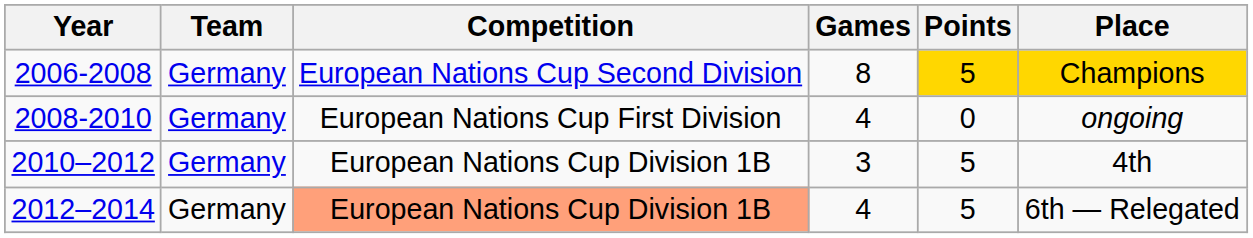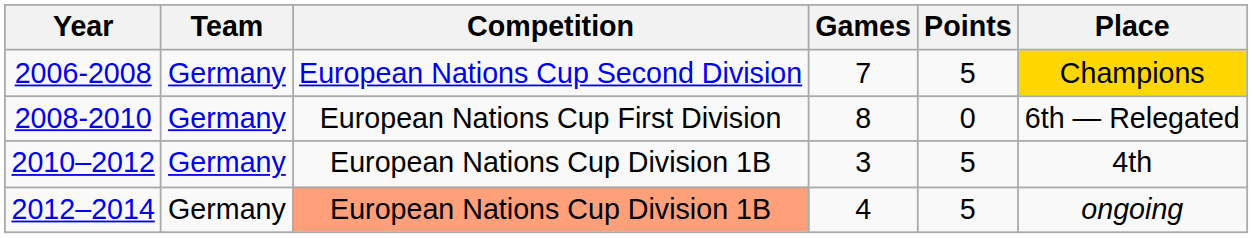(863, 72) 8 -> (863, 72) 7
(968, 72) gold background -> (968, 72) no background
(863, 118) 4 -> (863, 118) 8
(1132, 118) ongoing -> (1132, 118) 6th — Relegated
(1132, 208) 6th — Relegated -> (1132, 208) ongoing
